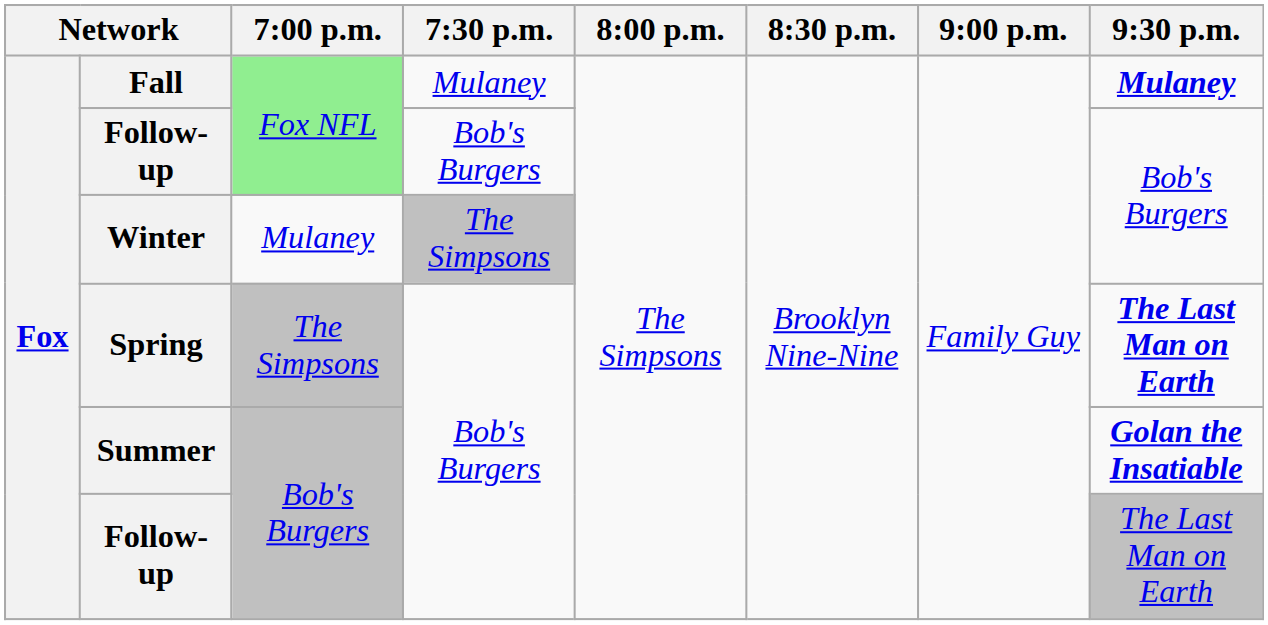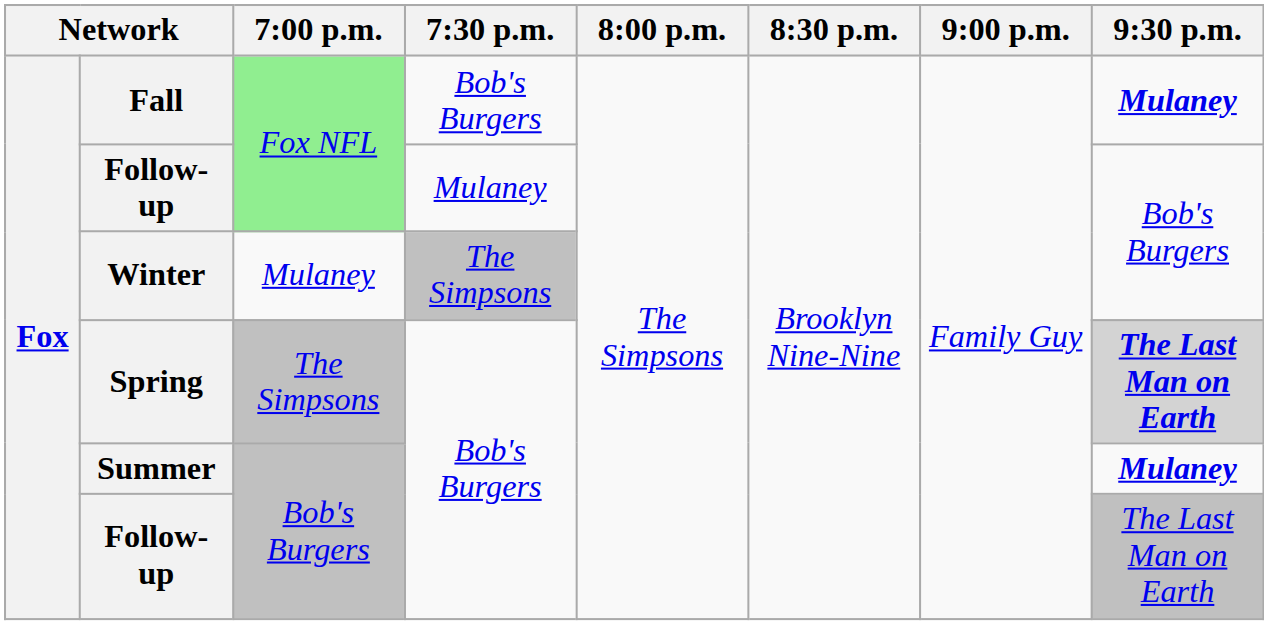(489, 81) Mulaney -> (490, 99) Bob's Burgers
(489, 150) Bob's Burgers -> (490, 187) Mulaney
(1176, 344) no background -> (1178, 380) lightgrey background
(1176, 450) Golan the Insatiable -> (1178, 468) Mulaney
